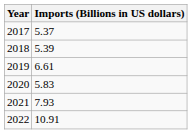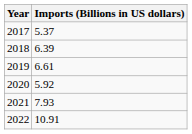(44, 48) 5.39 -> (44, 48) 6.39
(44, 84) 5.83 -> (44, 84) 5.92
